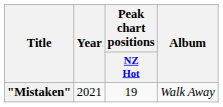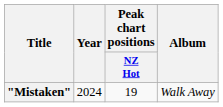(89, 92) 2021 -> (89, 92) 2024
